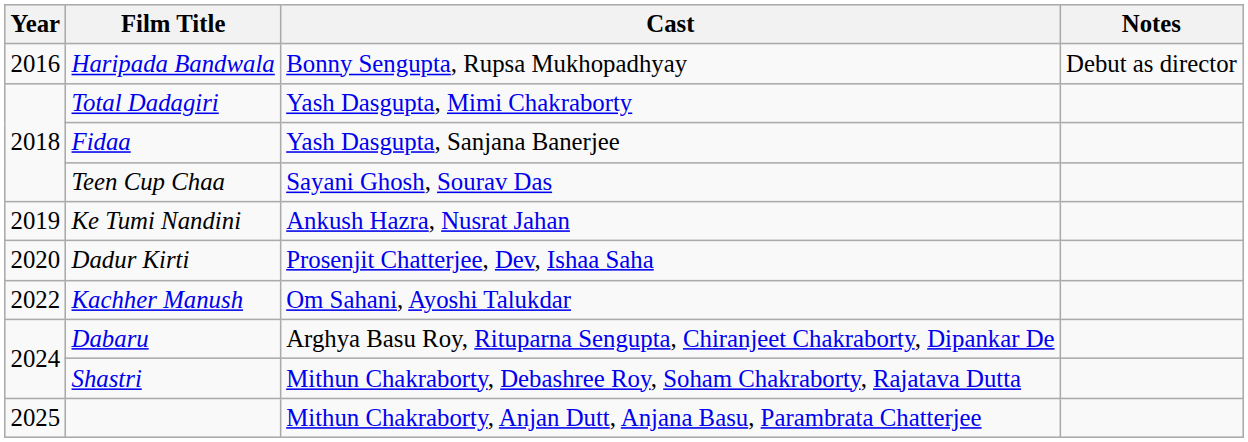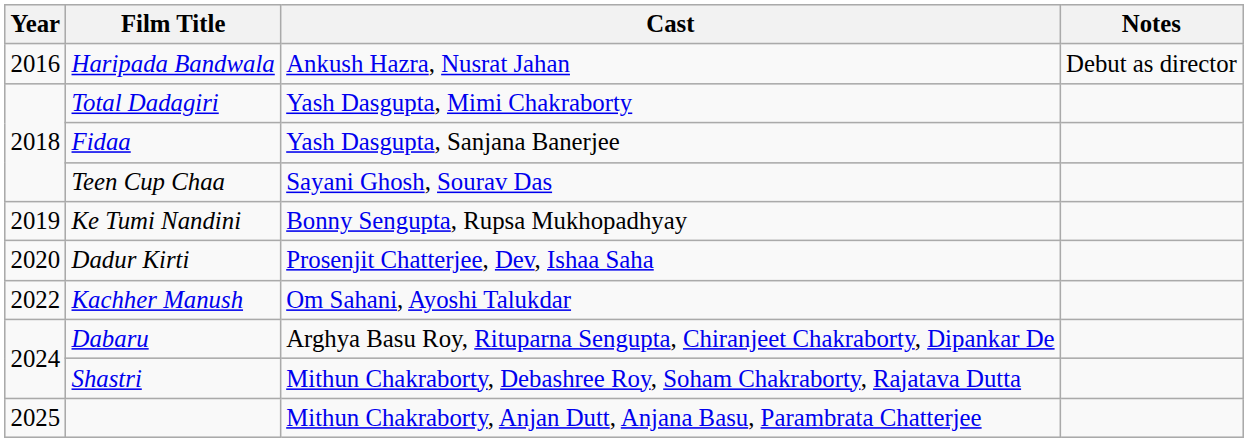(487, 63) Bonny Sengupta, Rupsa Mukhopadhyay -> (428, 63) Ankush Hazra, Nusrat Jahan
(428, 220) Ankush Hazra, Nusrat Jahan -> (487, 220) Bonny Sengupta, Rupsa Mukhopadhyay
